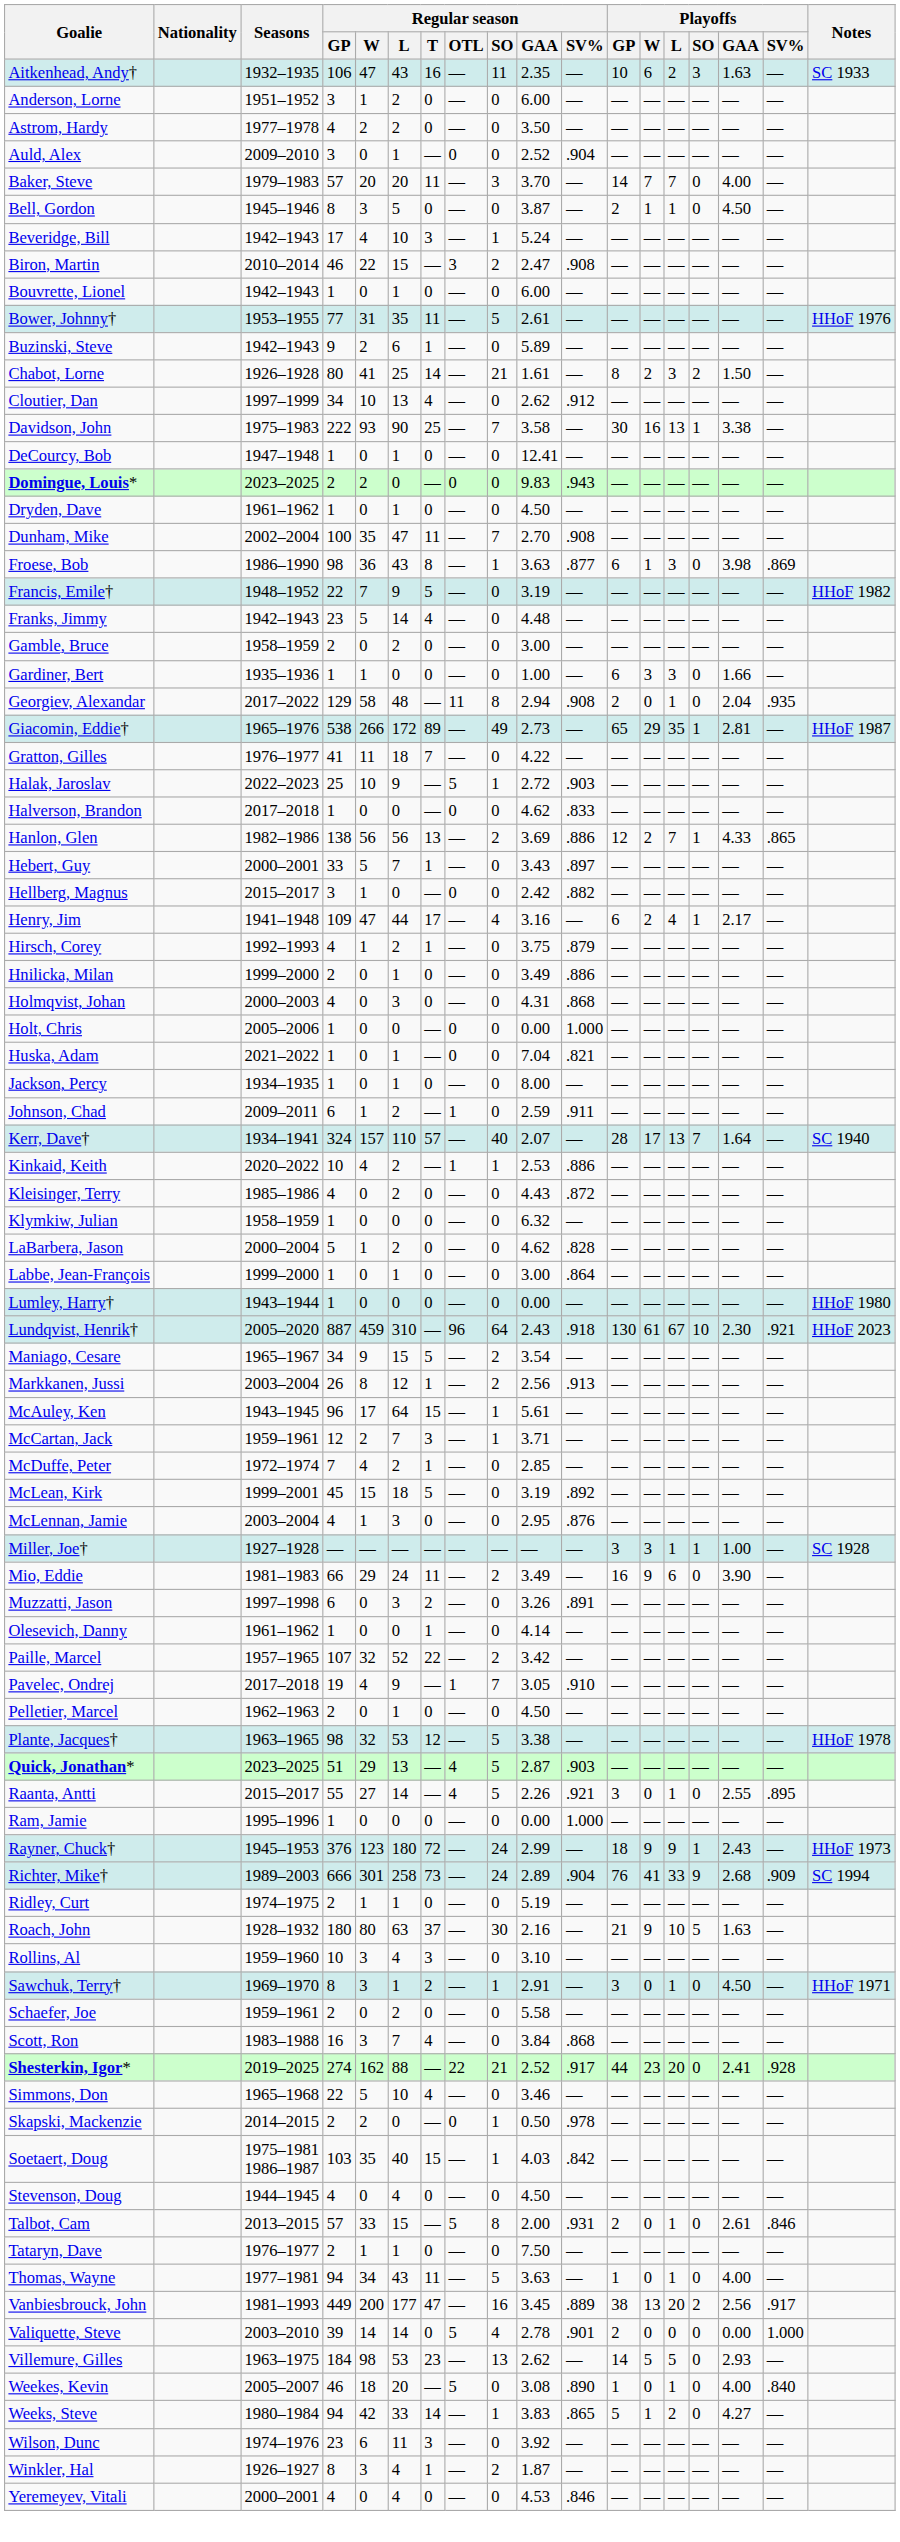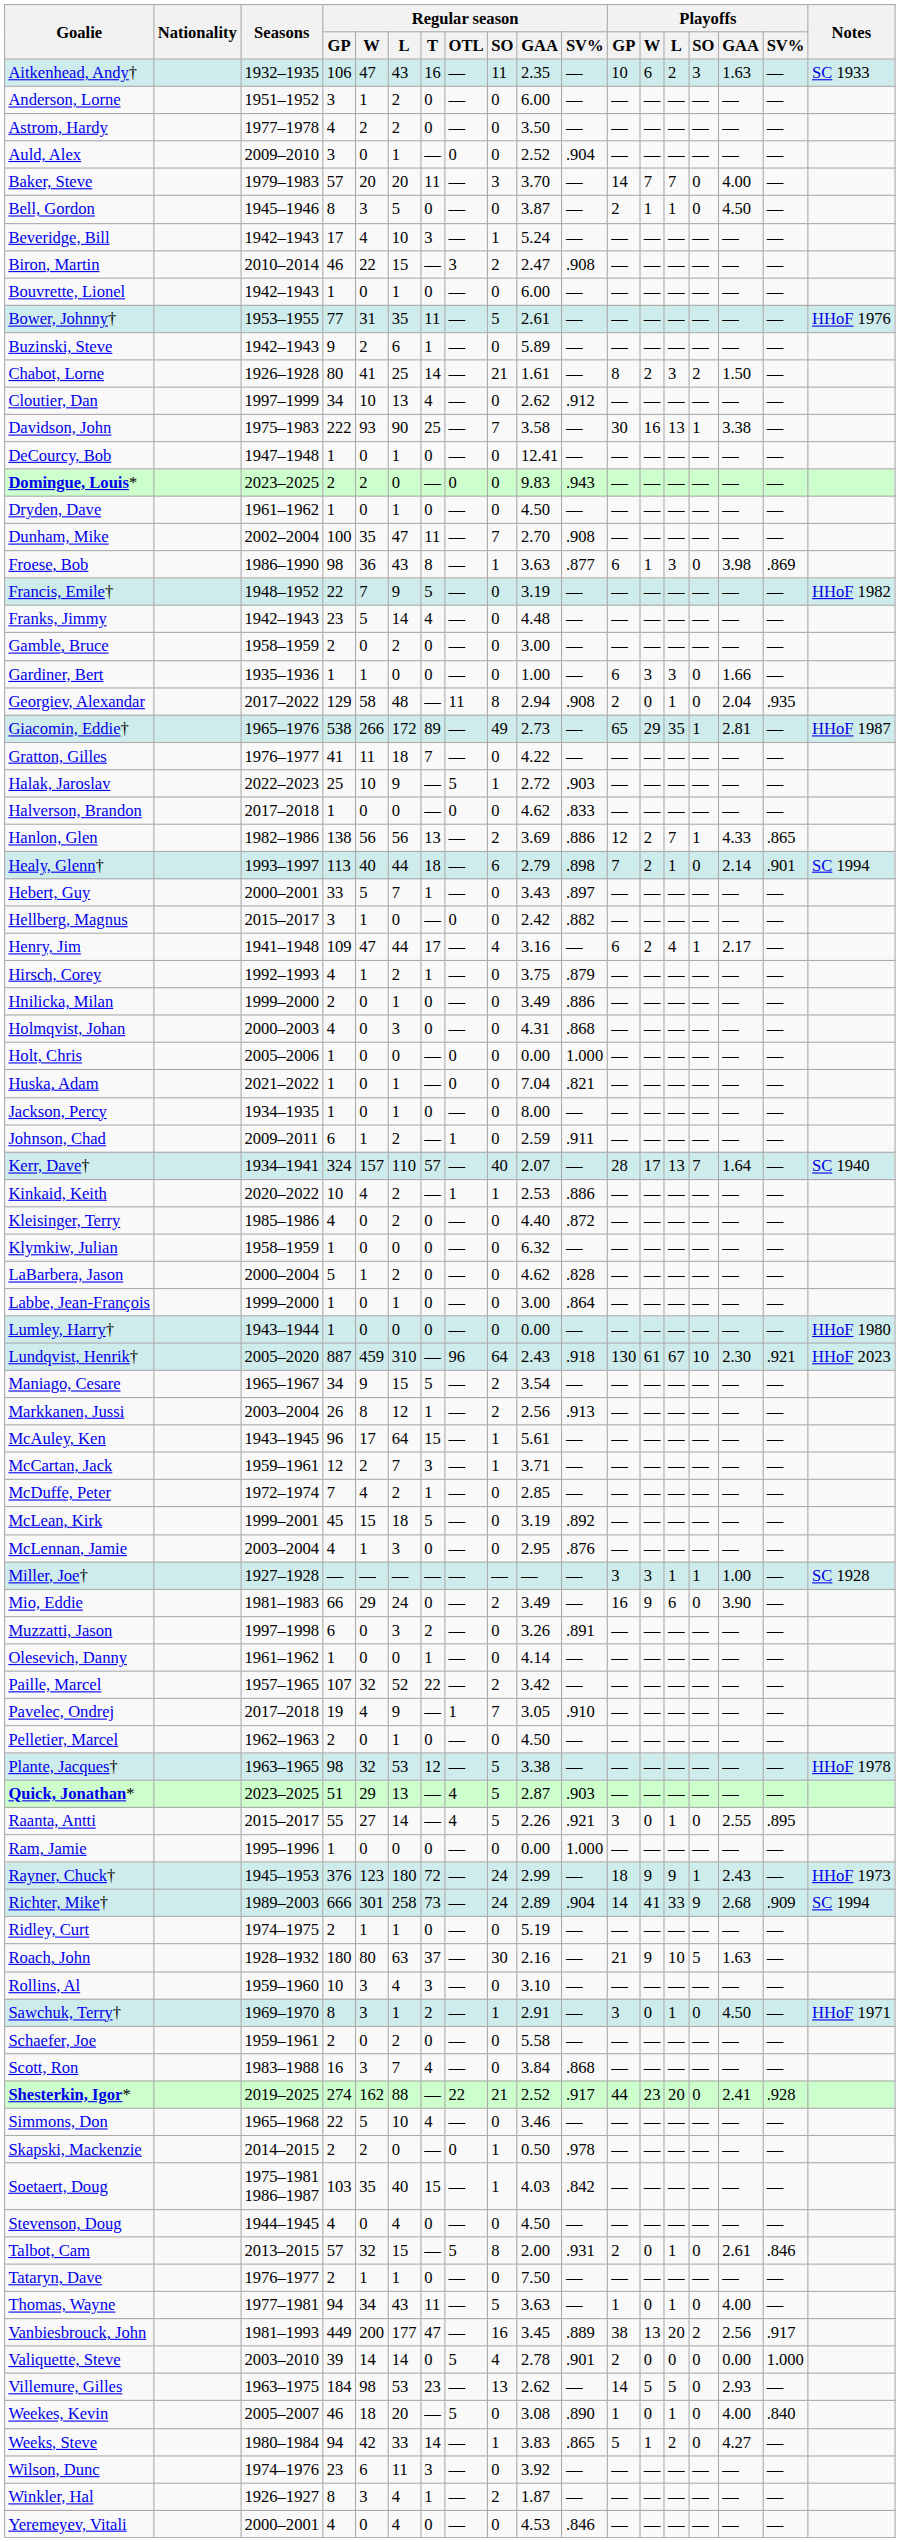+ row: (56, 865)
(535, 1193) 4.43 -> (535, 1220) 4.40
(432, 1575) 11 -> (428, 1602) 0
(620, 1875) 76 -> (620, 1903) 14
(367, 2223) 33 -> (367, 2250) 32
